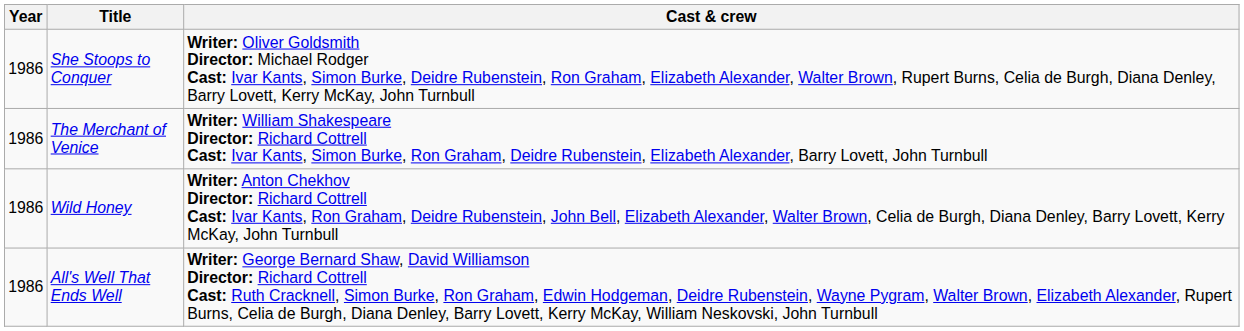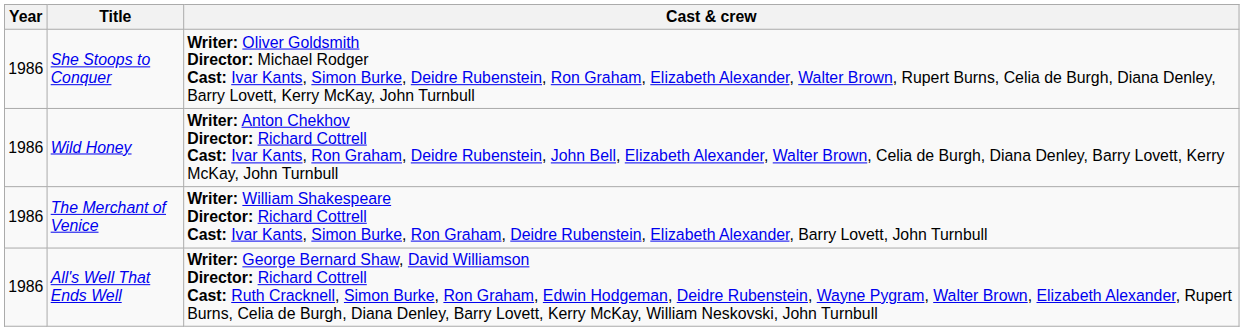rows swapped: (91, 208) <-> (108, 138)
